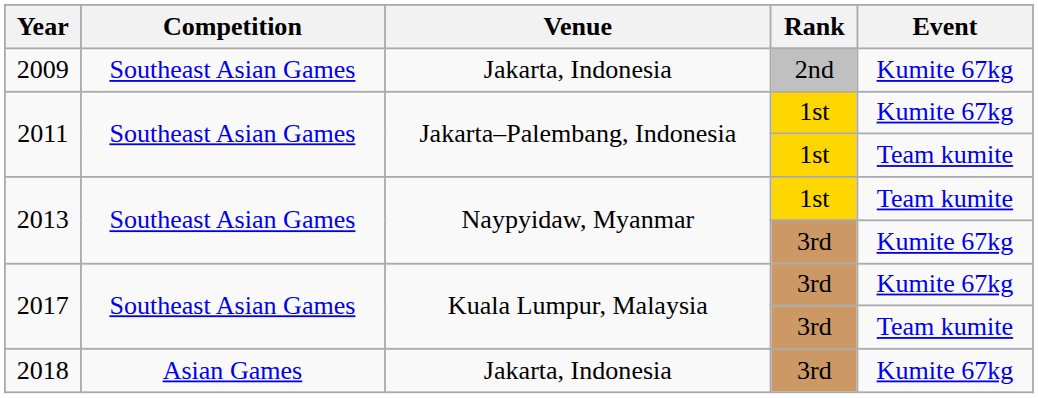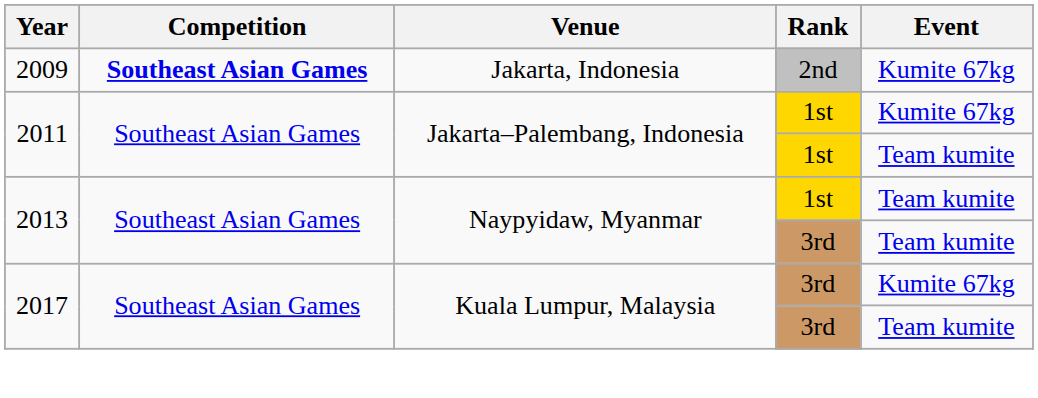(232, 69) normal -> (237, 69) bold
(945, 241) Kumite 67kg -> (946, 241) Team kumite
- row: (43, 370)
